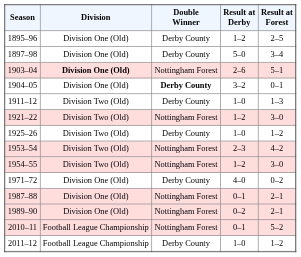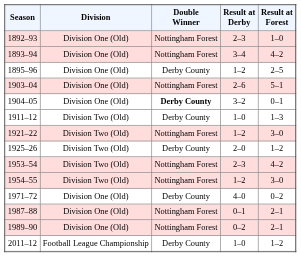+ row: (22, 38)
+ row: (22, 54)
- row: (22, 54)
(96, 70) bold -> (96, 86) normal
(239, 133) 1–0 -> (239, 149) 2–0
- row: (22, 227)
